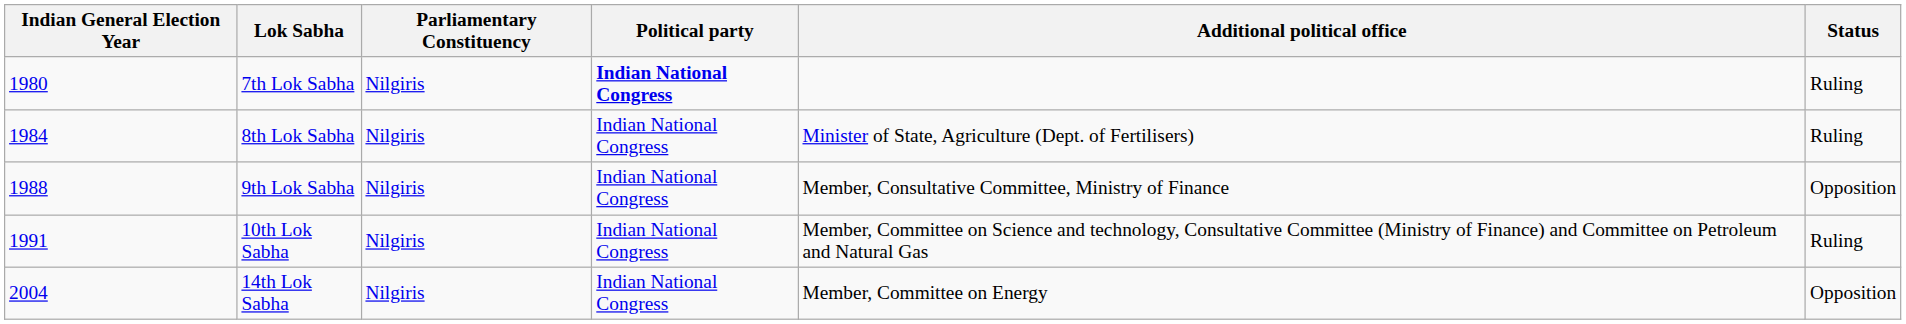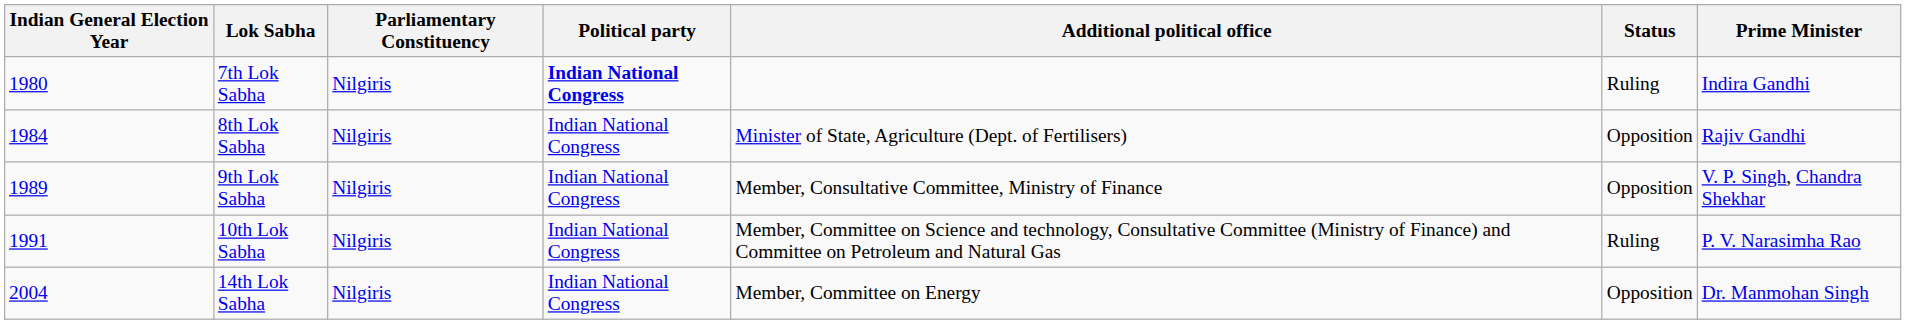+ column: (1799, 30)
(1836, 135) Ruling -> (1650, 135) Opposition
(28, 188) 1988 -> (28, 188) 1989
